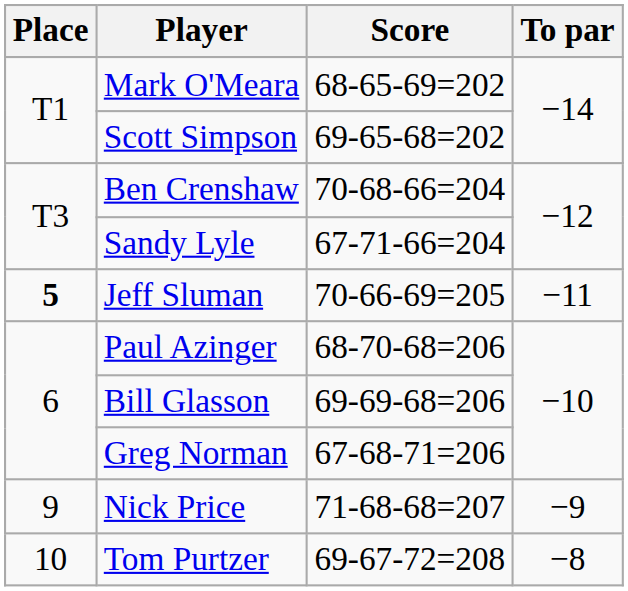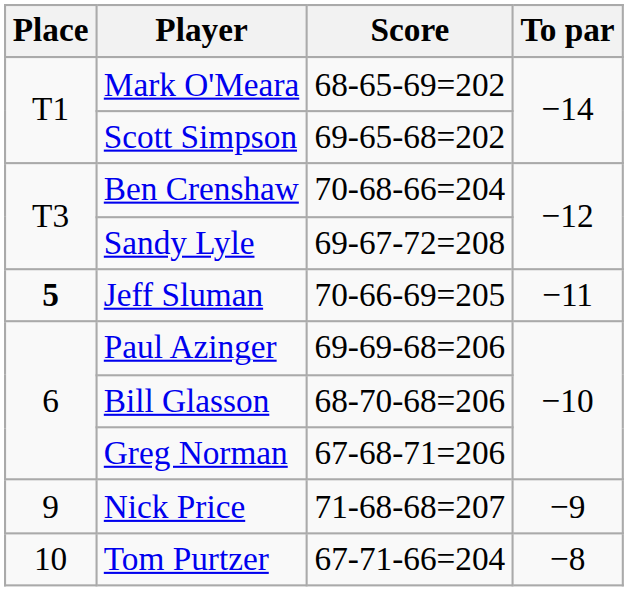(410, 242) 67-71-66=204 -> (410, 242) 69-67-72=208
(410, 347) 68-70-68=206 -> (410, 347) 69-69-68=206
(410, 400) 69-69-68=206 -> (410, 400) 68-70-68=206
(410, 558) 69-67-72=208 -> (410, 558) 67-71-66=204
